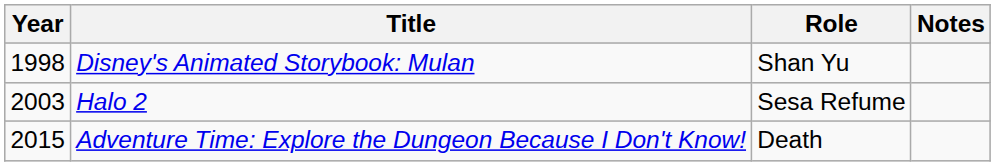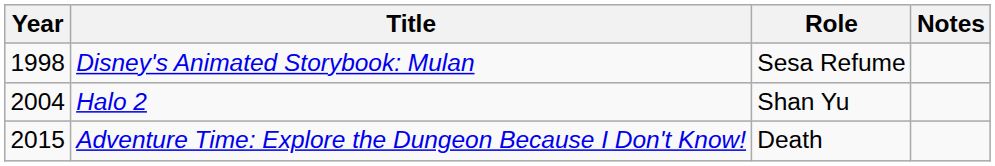(803, 62) Shan Yu -> (831, 62) Sesa Refume
(38, 101) 2003 -> (38, 101) 2004
(831, 101) Sesa Refume -> (803, 101) Shan Yu
